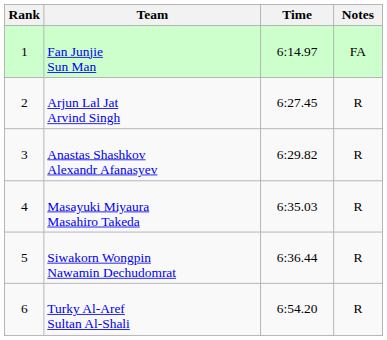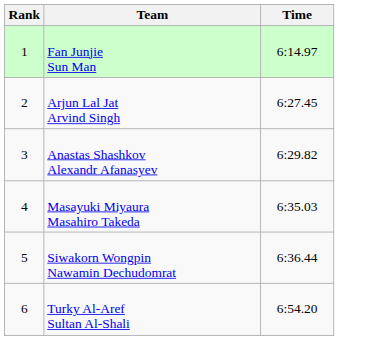- column: (358, 15)
